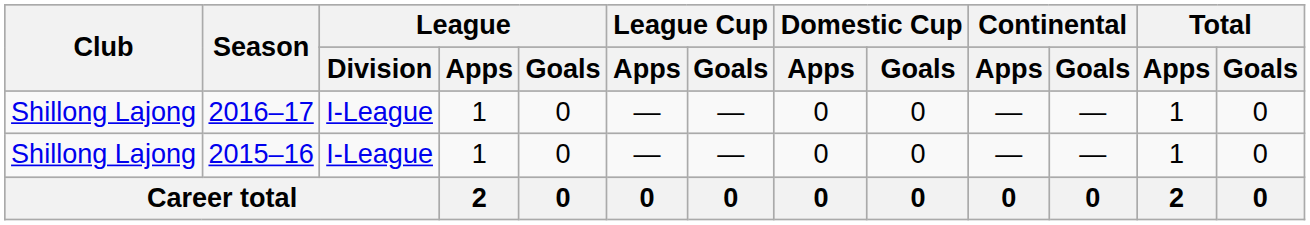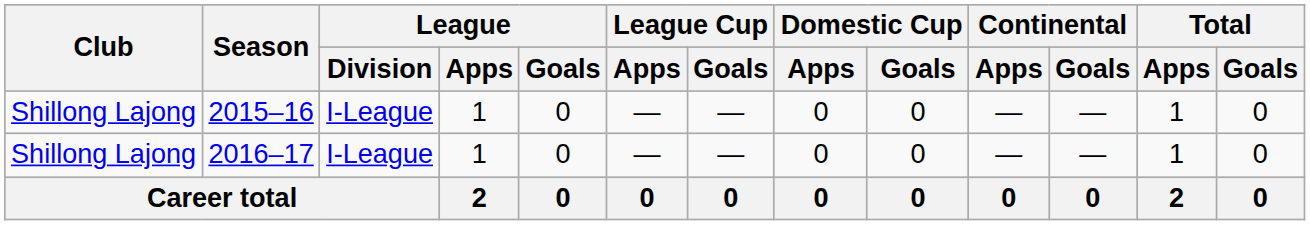rows swapped: (261, 154) <-> (261, 111)
